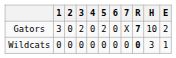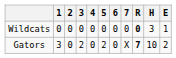rows swapped: (29, 45) <-> (29, 29)
